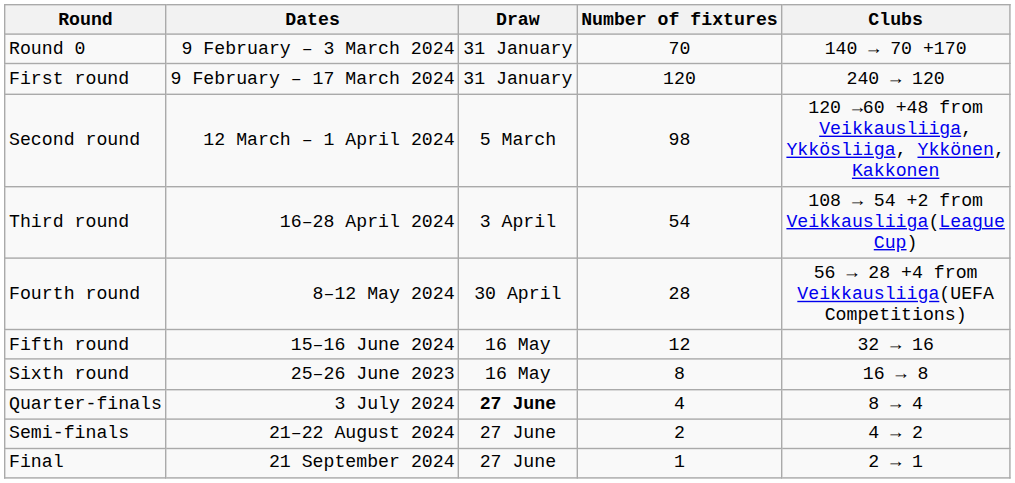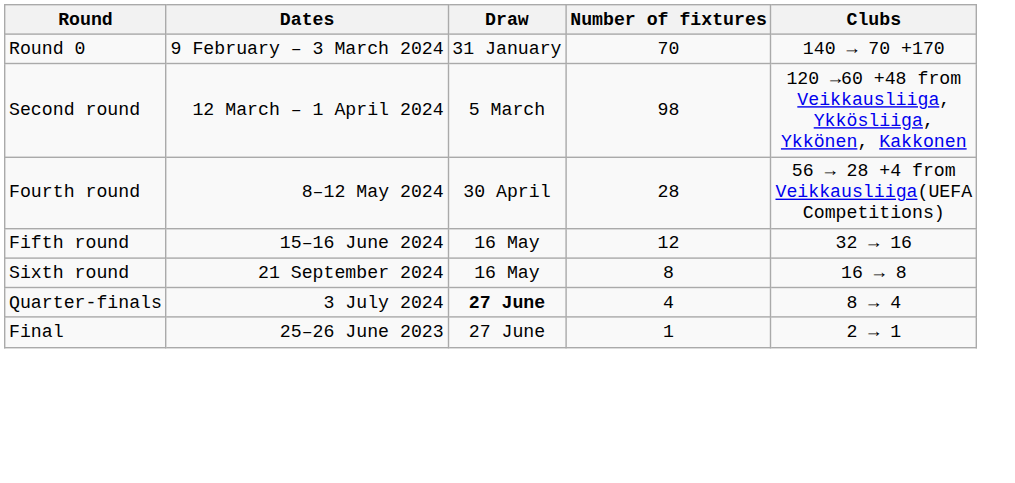- row: (69, 79)
- row: (69, 222)
(373, 374) 25–26 June 2023 -> (351, 273) 21 September 2024
- row: (69, 433)
(362, 463) 21 September 2024 -> (362, 332) 25–26 June 2023
